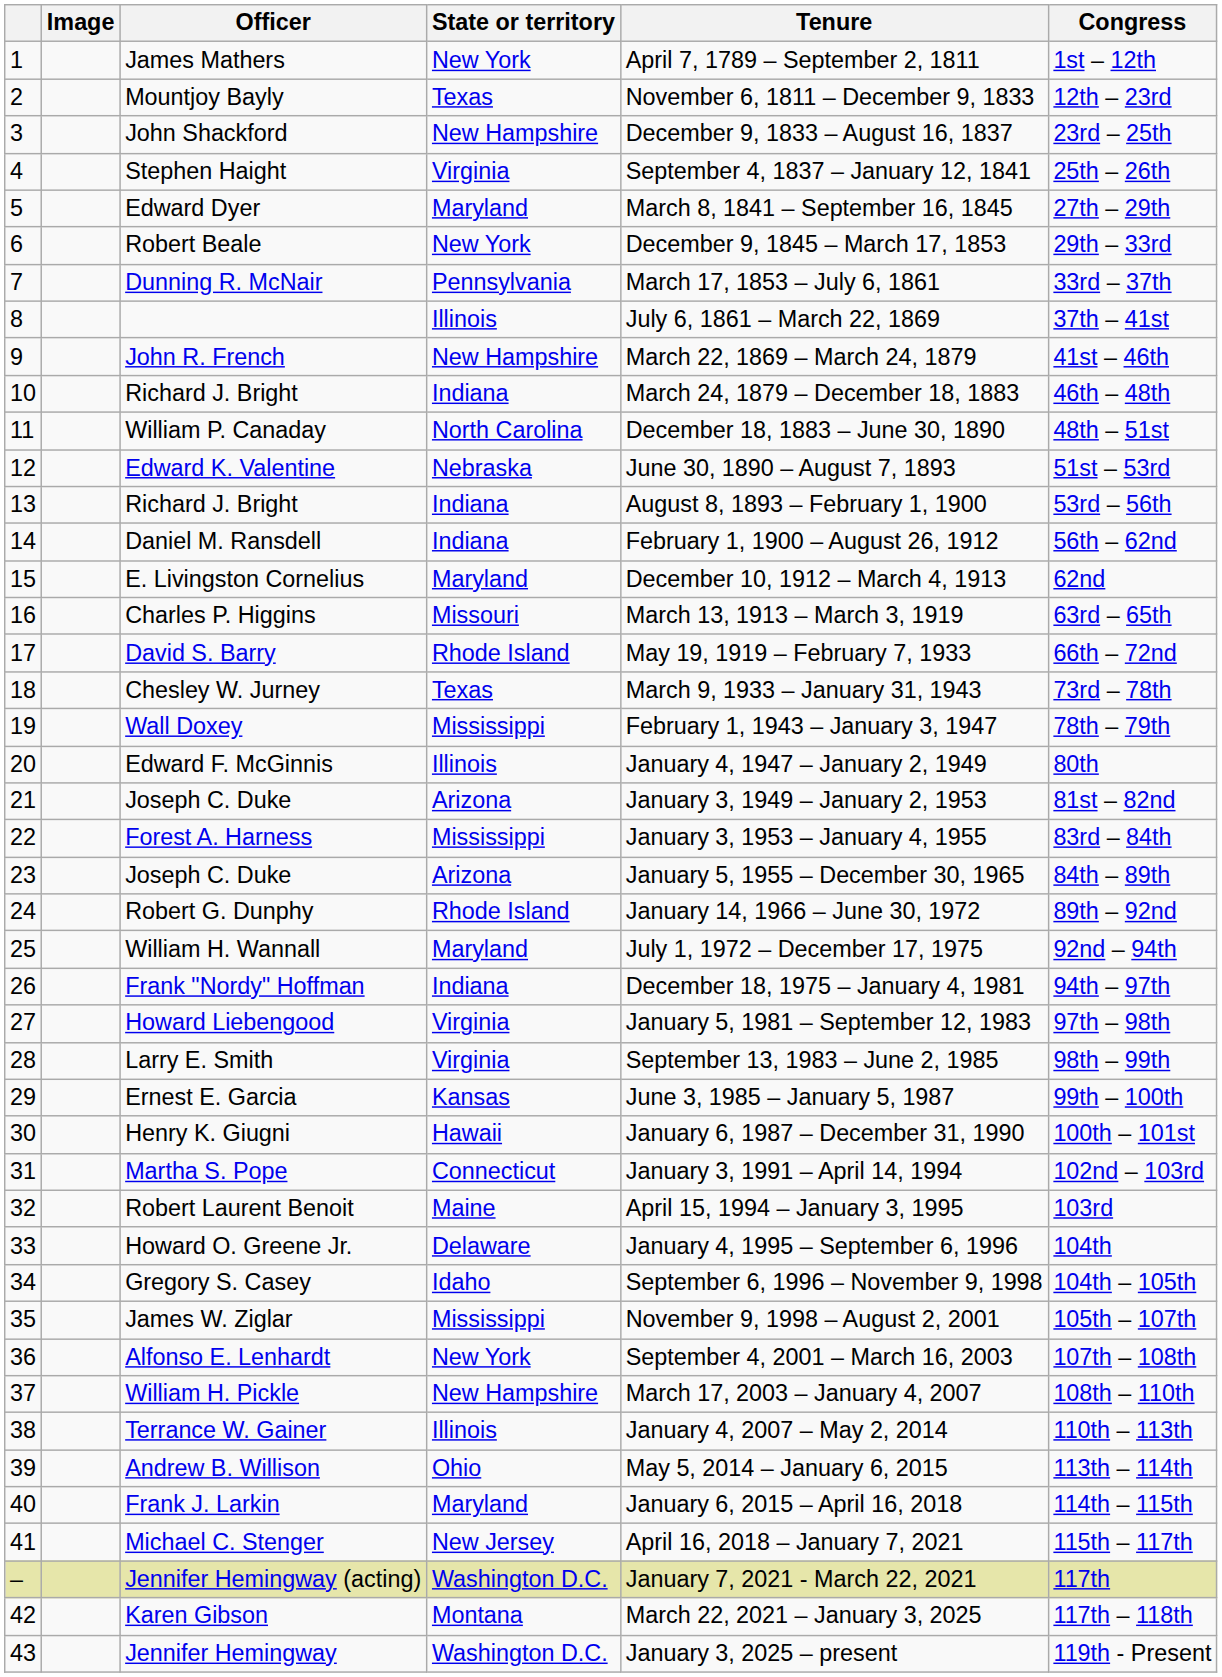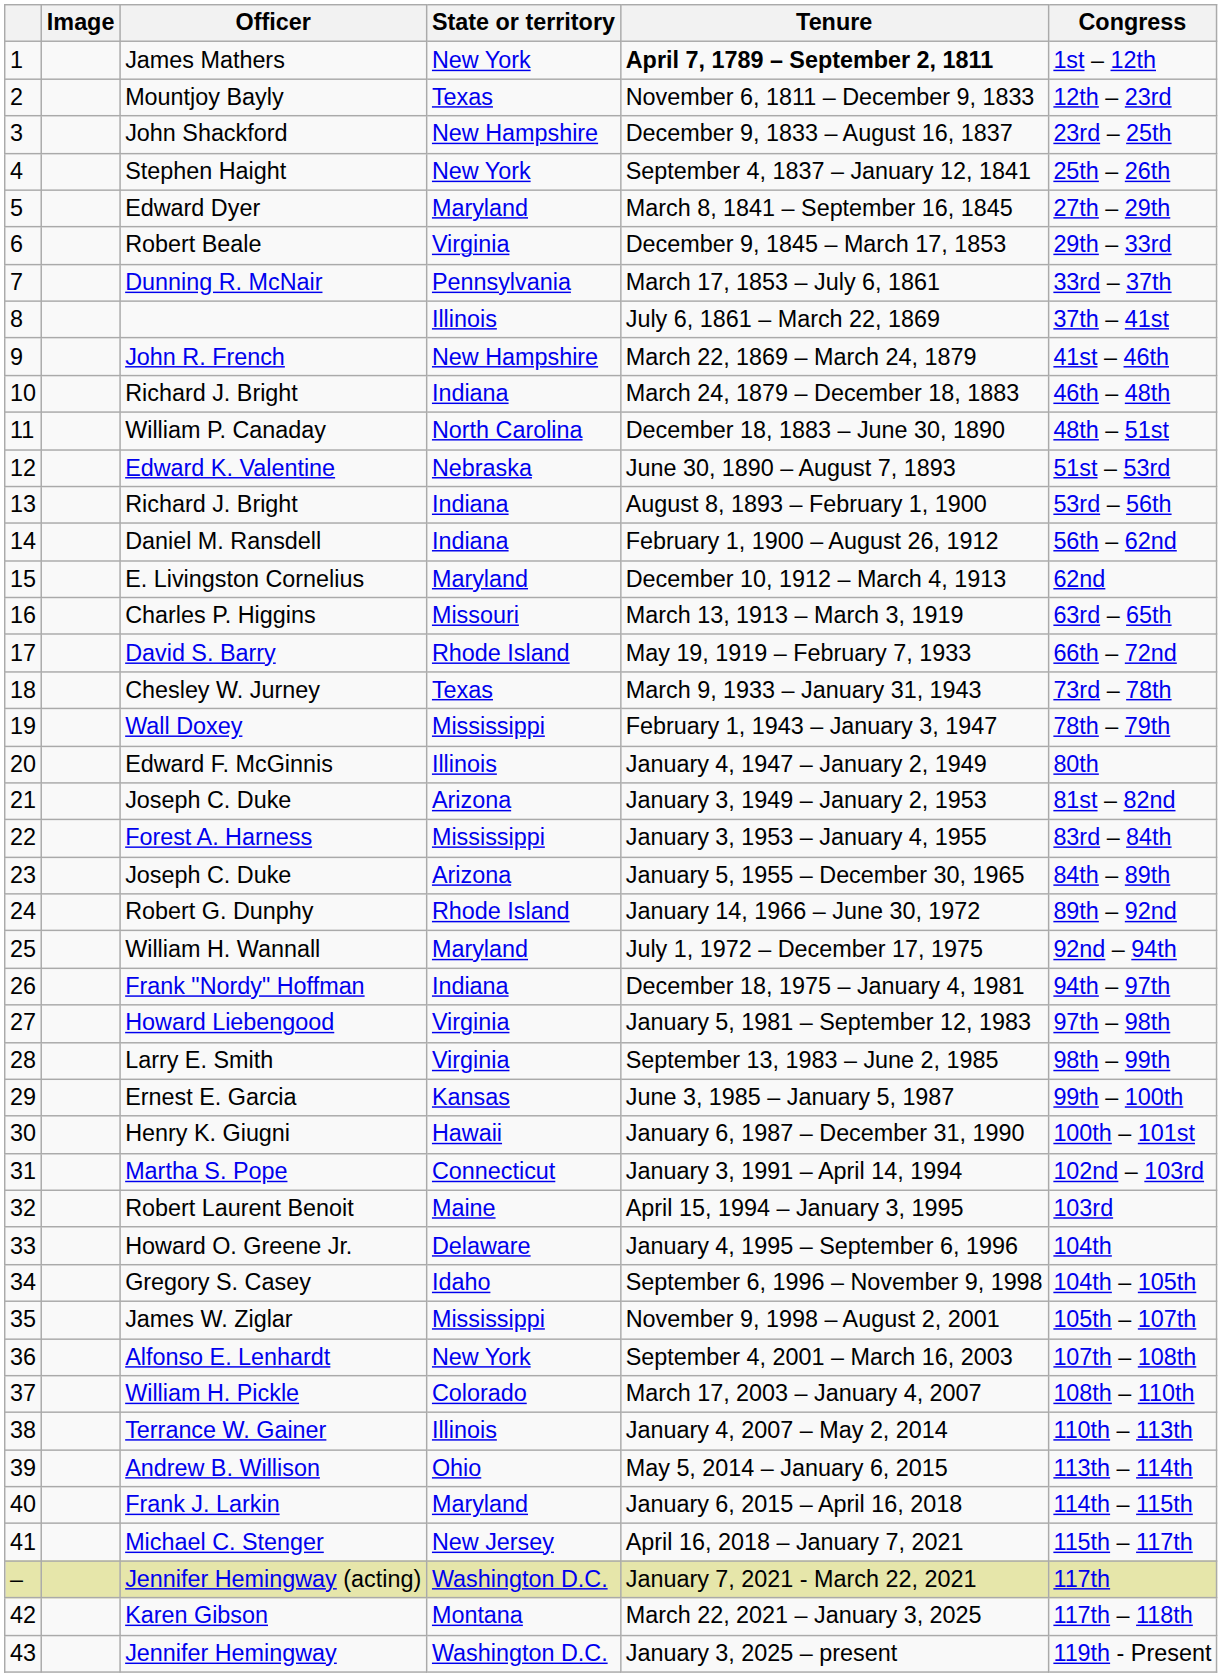(803, 60) normal -> (809, 60) bold
(471, 171) Virginia -> (481, 171) New York
(481, 245) New York -> (471, 245) Virginia
(515, 1393) New Hampshire -> (479, 1393) Colorado
